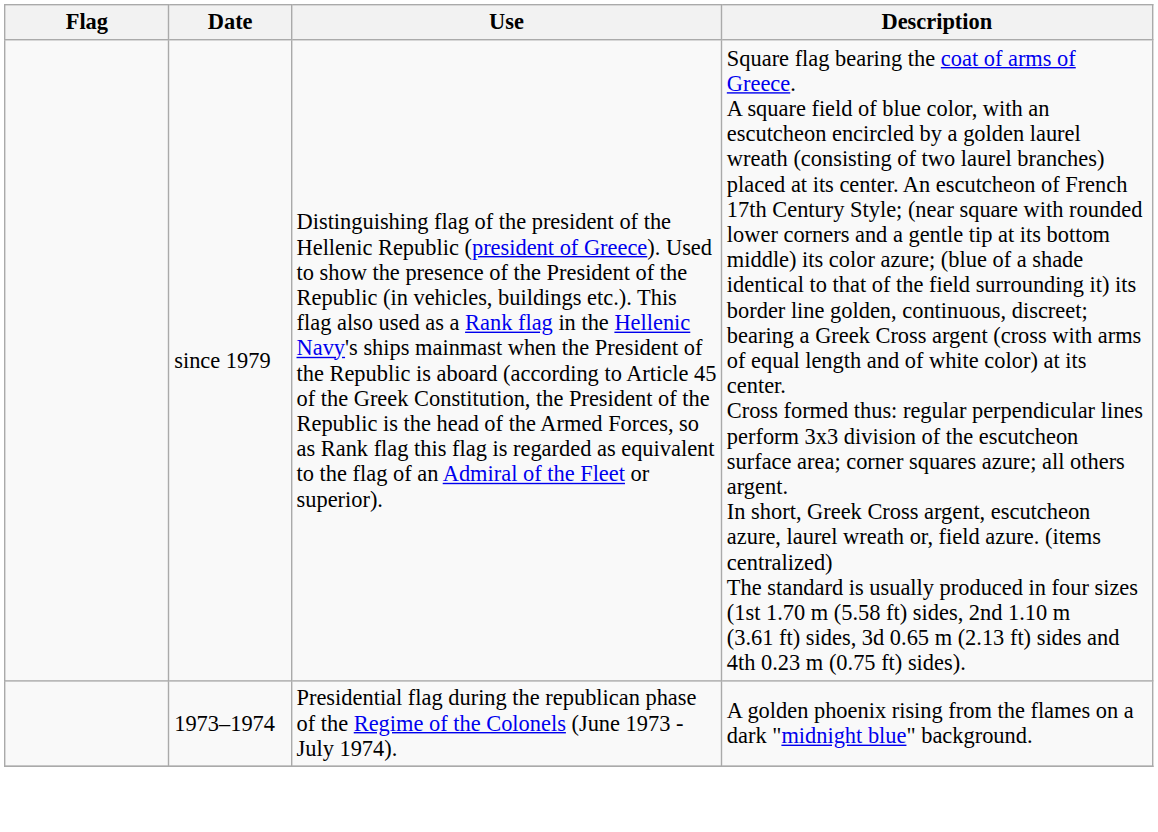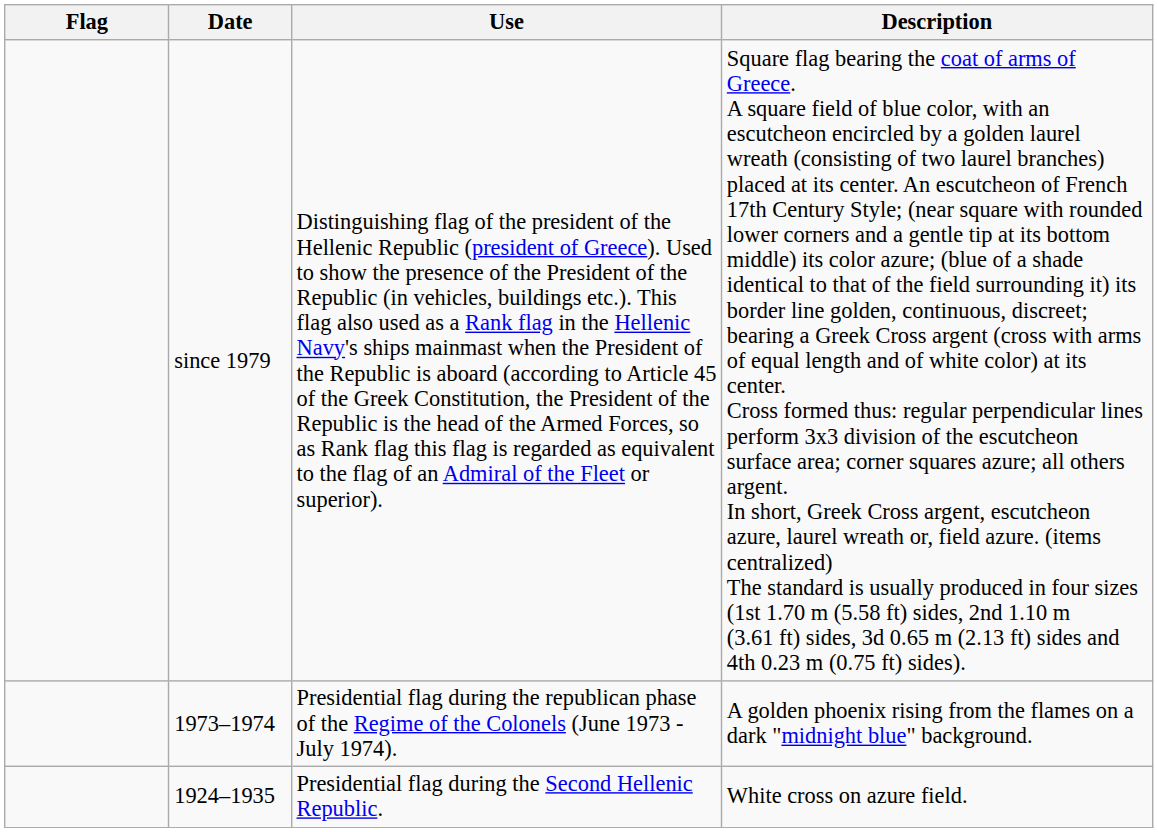+ row: (495, 796)
